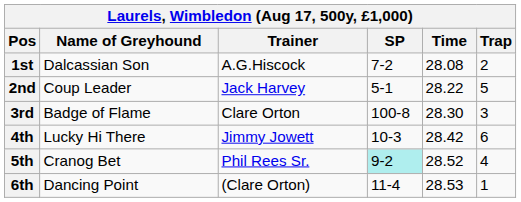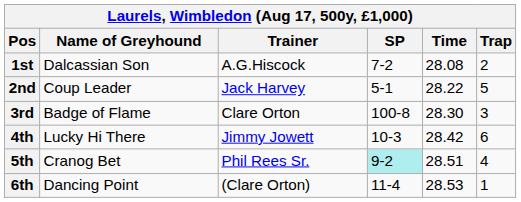(445, 161) 28.52 -> (445, 161) 28.51
